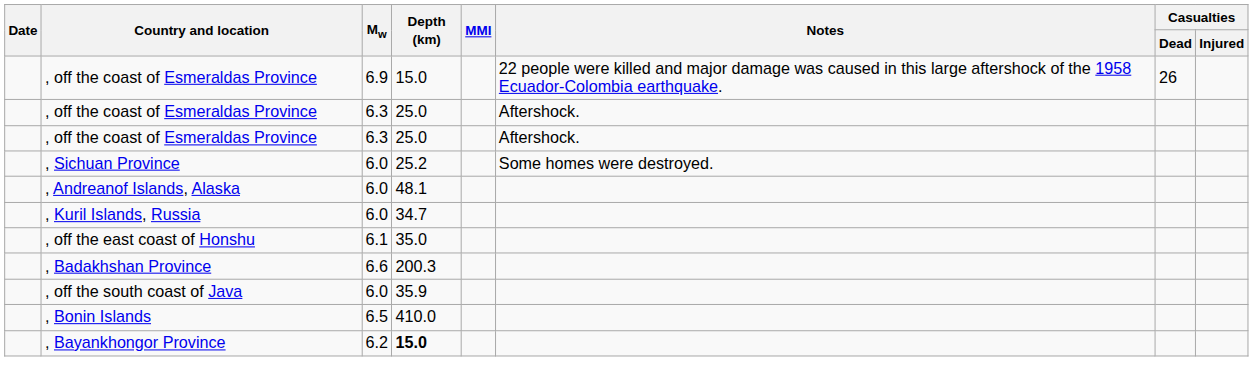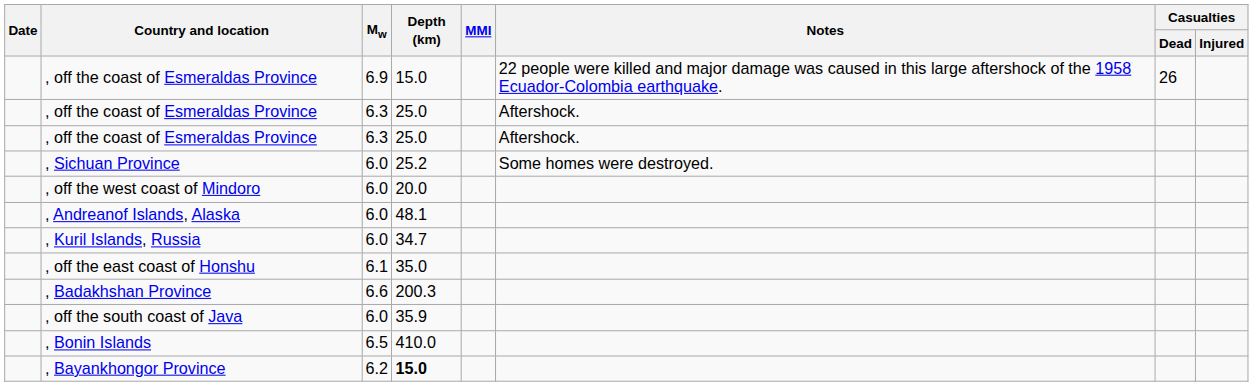+ row: (153, 189)
